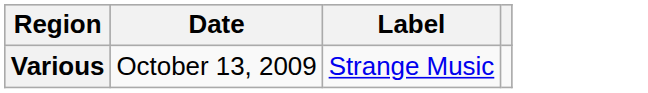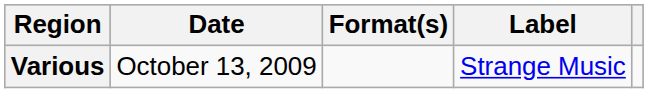+ column: (388, 25)
